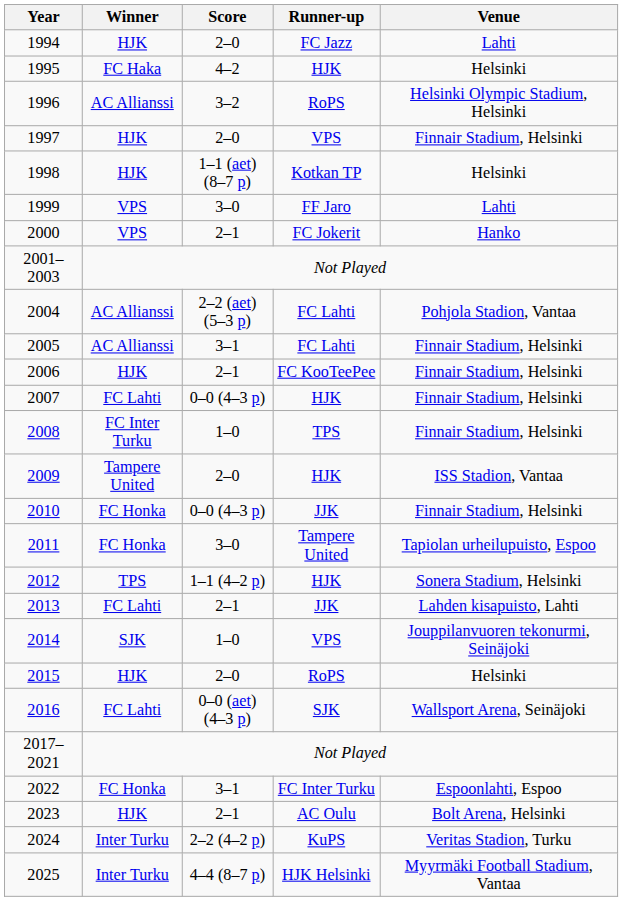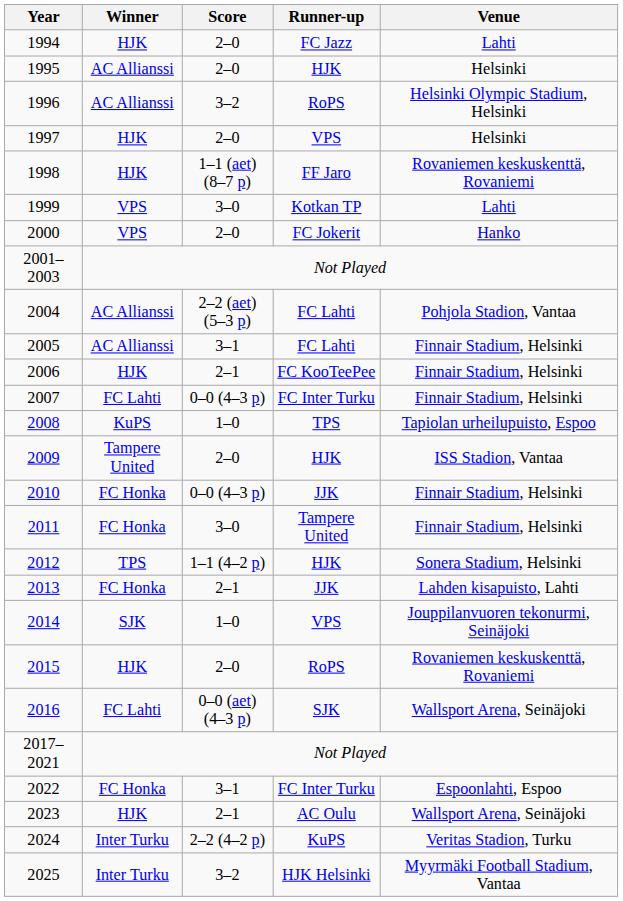(132, 68) FC Haka -> (132, 68) AC Allianssi
(227, 68) 4–2 -> (227, 68) 2–0
(499, 138) Finnair Stadium, Helsinki -> (499, 138) Helsinki
(326, 172) Kotkan TP -> (326, 172) FF Jaro
(499, 172) Helsinki -> (499, 172) Rovaniemen keskuskenttä, Rovaniemi
(326, 207) FF Jaro -> (326, 207) Kotkan TP
(227, 233) 2–1 -> (227, 233) 2–0
(326, 397) HJK -> (326, 397) FC Inter Turku
(132, 432) FC Inter Turku -> (132, 423) KuPS
(499, 432) Finnair Stadium, Helsinki -> (499, 423) Tapiolan urheilupuisto, Espoo
(499, 545) Tapiolan urheilupuisto, Espoo -> (499, 527) Finnair Stadium, Helsinki
(132, 605) FC Lahti -> (132, 587) FC Honka
(499, 675) Helsinki -> (499, 666) Rovaniemen keskuskenttä, Rovaniemi
(499, 814) Bolt Arena, Helsinki -> (499, 814) Wallsport Arena, Seinäjoki
(227, 874) 4–4 (8–7 p) -> (227, 874) 3–2
